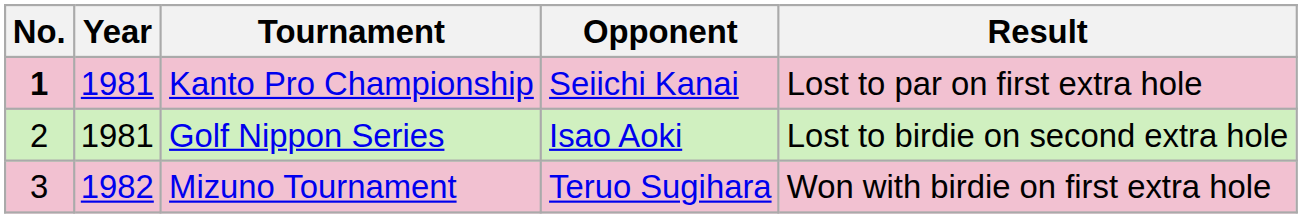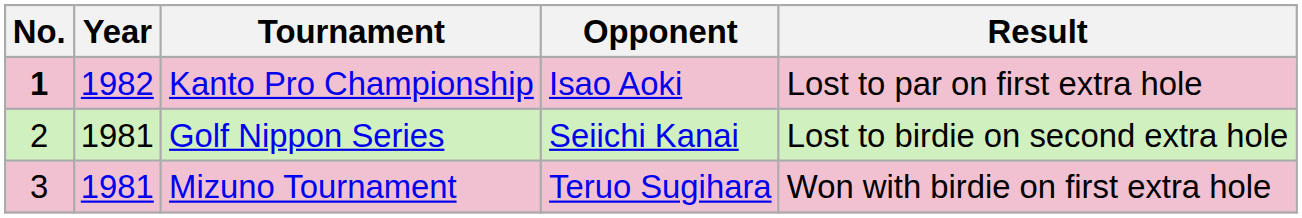(117, 83) 1981 -> (117, 83) 1982
(644, 83) Seiichi Kanai -> (616, 83) Isao Aoki
(616, 135) Isao Aoki -> (644, 135) Seiichi Kanai
(117, 187) 1982 -> (117, 187) 1981
